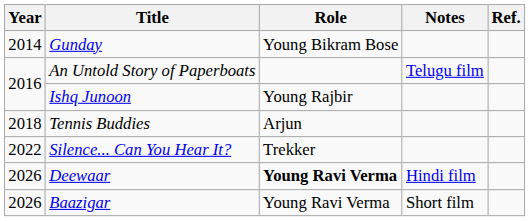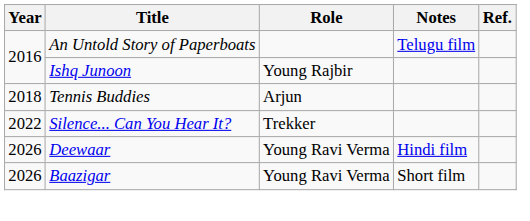- row: (76, 44)
(330, 176) bold -> (326, 149) normal
